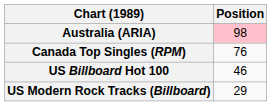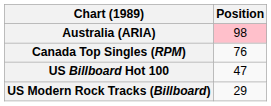(240, 71) 46 -> (240, 71) 47
